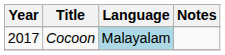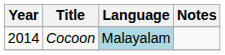(24, 38) 2017 -> (24, 38) 2014
